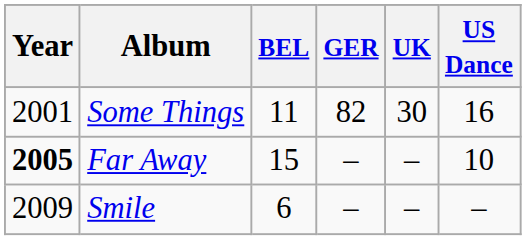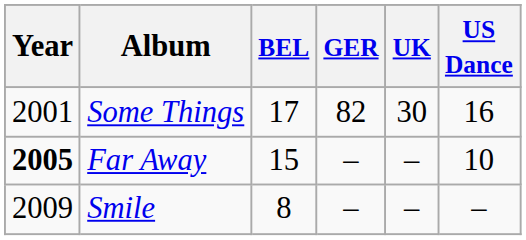(284, 111) 11 -> (284, 111) 17
(284, 208) 6 -> (284, 208) 8
